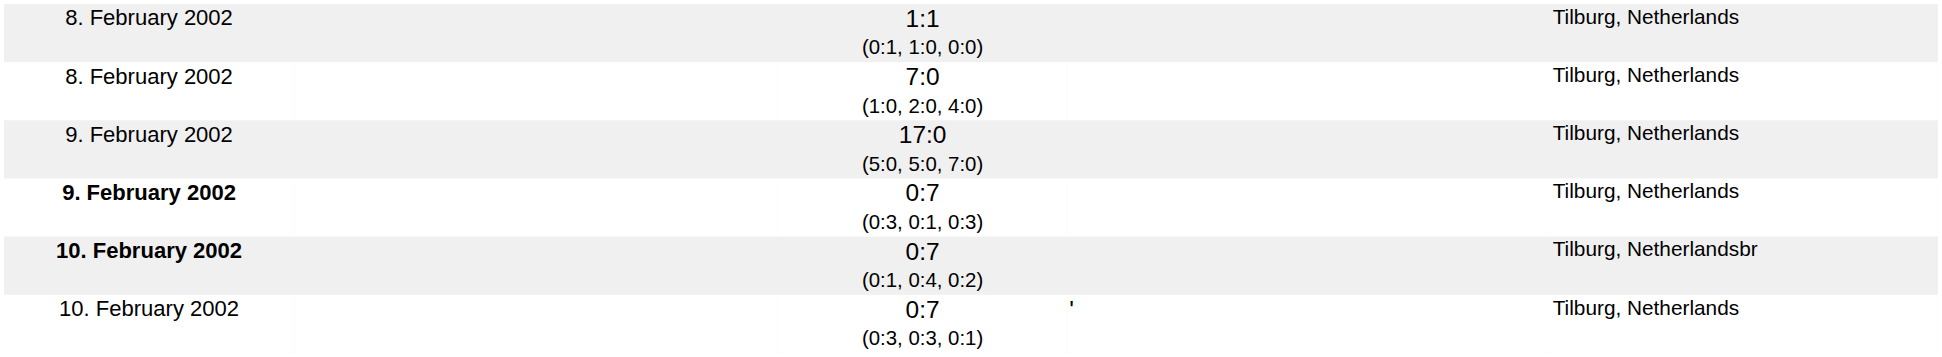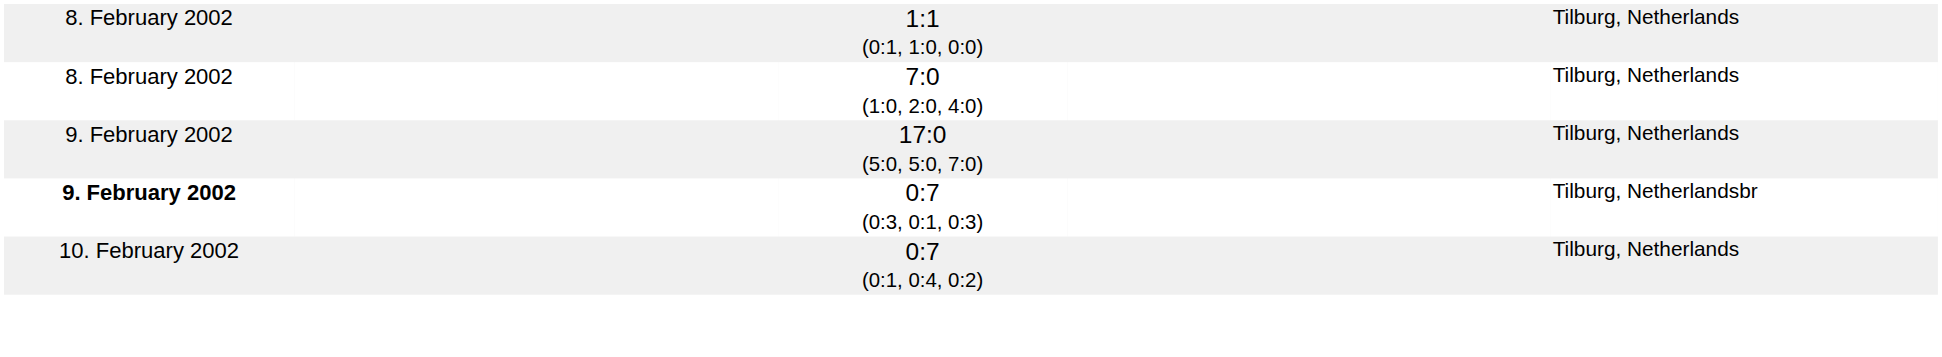(1646, 191) Tilburg, Netherlands -> (1655, 191) Tilburg, Netherlandsbr
(149, 250) bold -> (149, 250) normal
(1655, 250) Tilburg, Netherlandsbr -> (1646, 250) Tilburg, Netherlands
- row: (923, 323)
